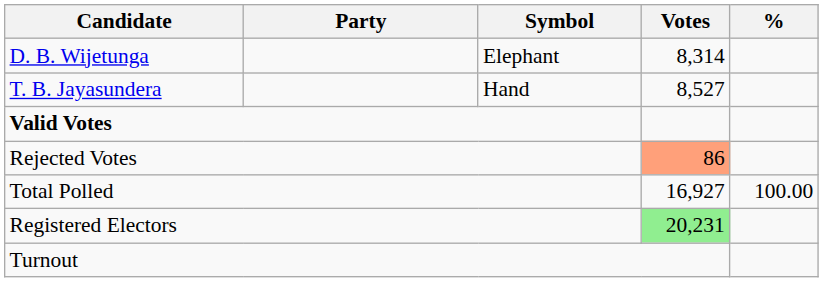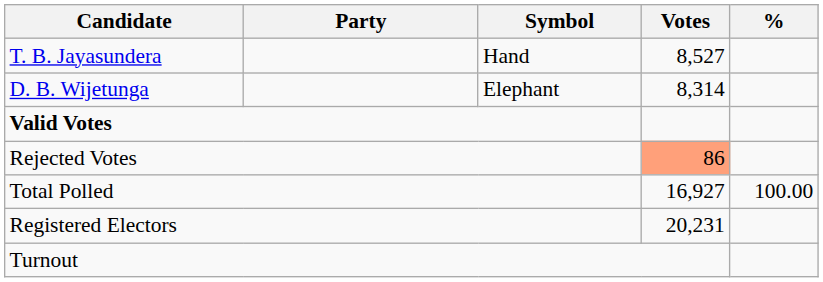rows swapped: (86, 89) <-> (79, 55)
(695, 225) lightgreen background -> (695, 225) no background
